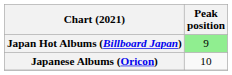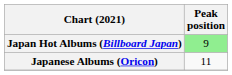(206, 61) 10 -> (206, 61) 11
